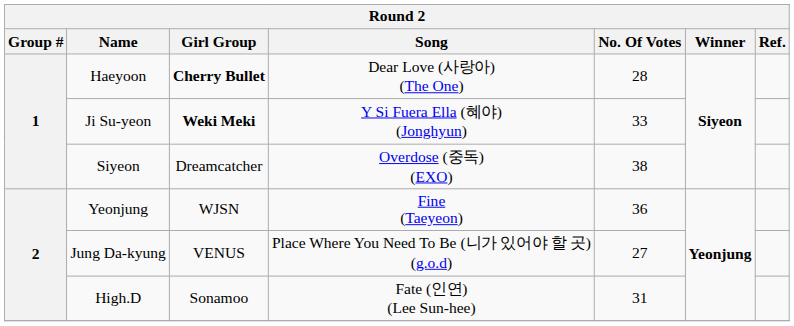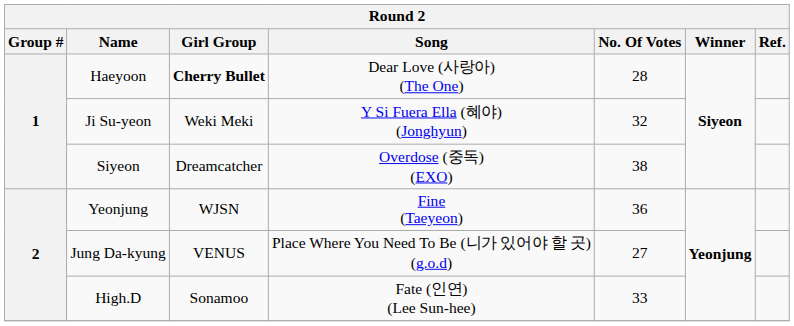(219, 121) bold -> (219, 121) normal
(640, 121) 33 -> (640, 121) 32
(640, 298) 31 -> (640, 298) 33
